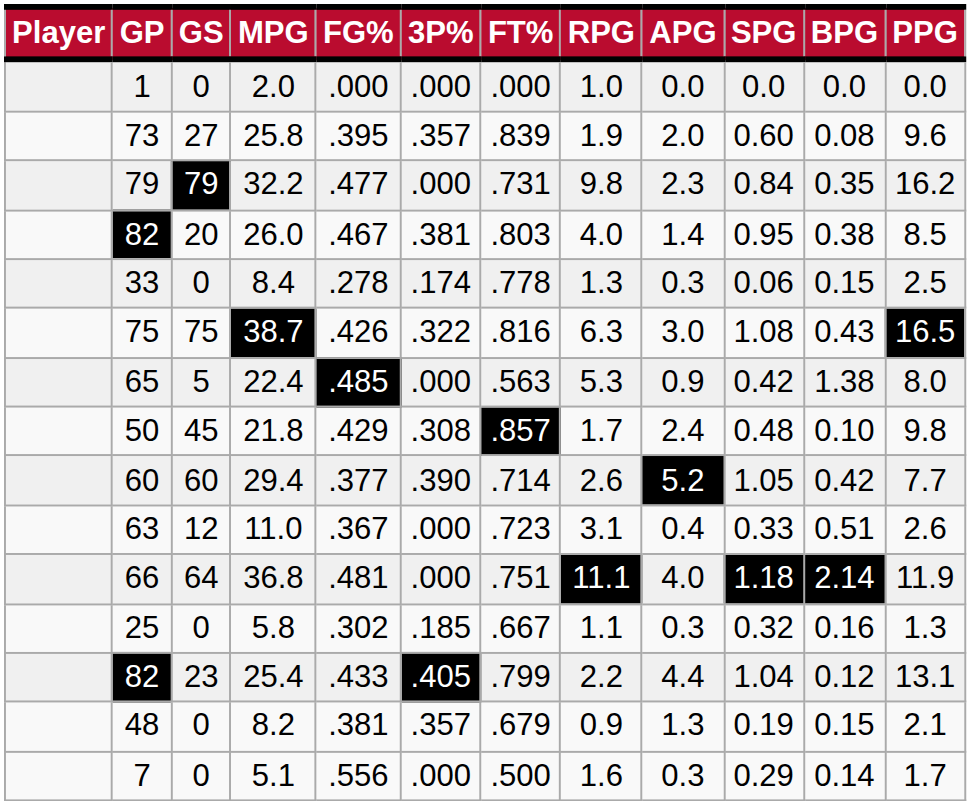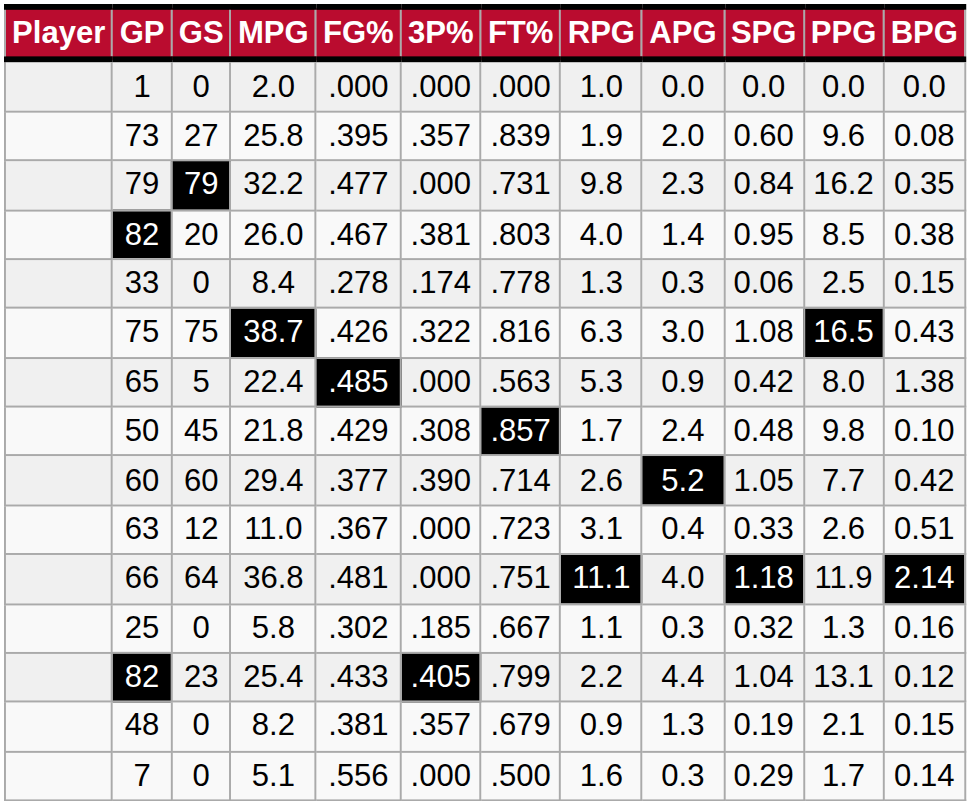columns swapped: (844, 32) <-> (925, 32)
